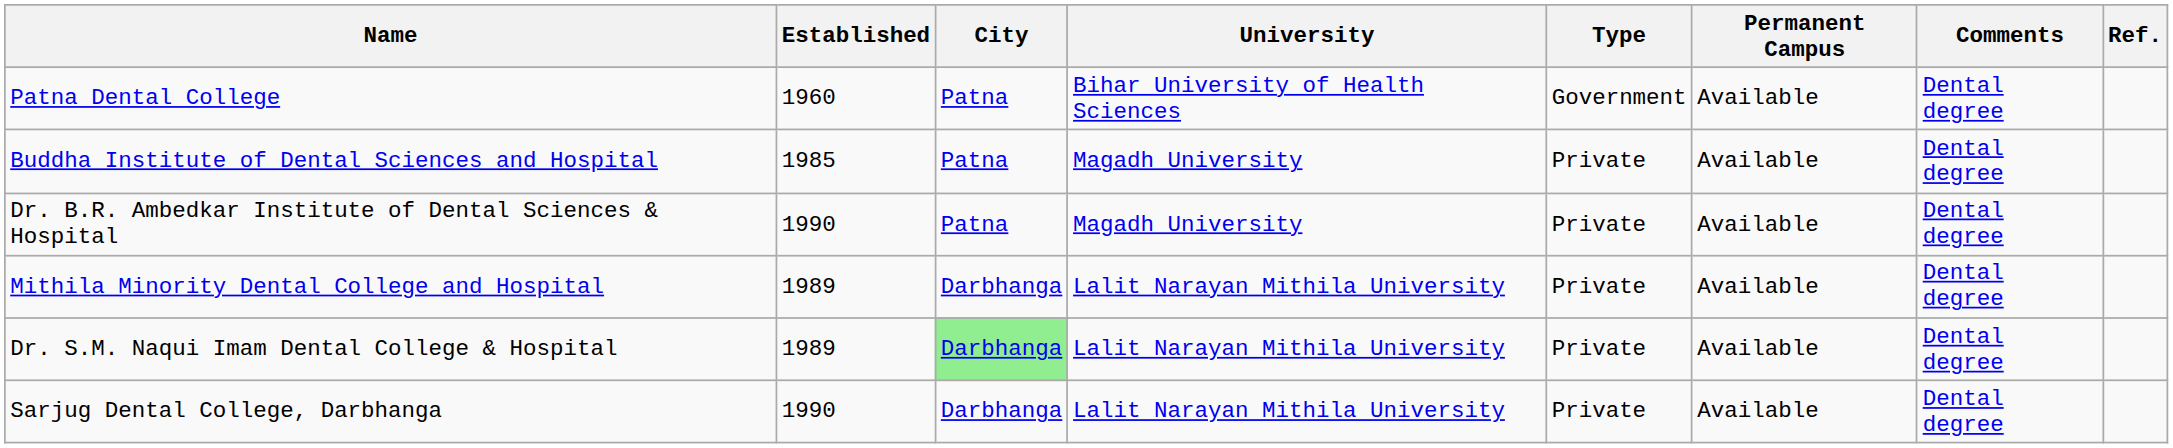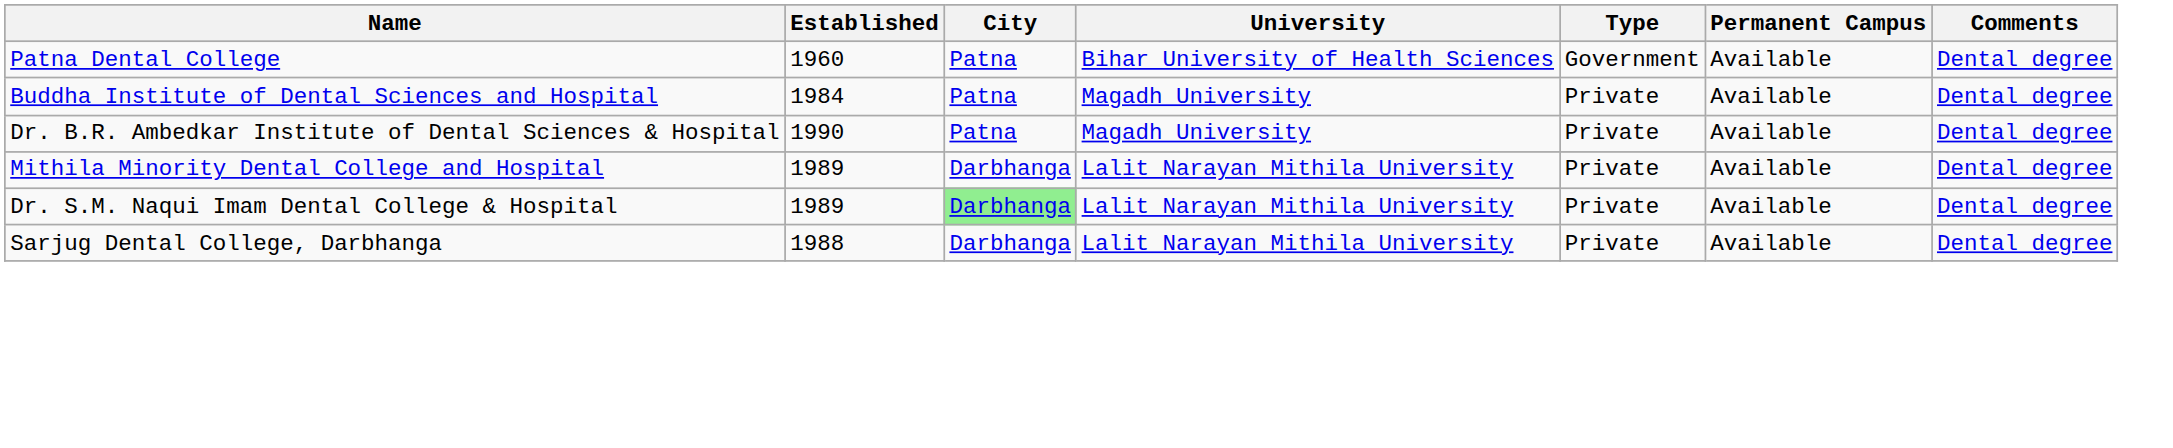- column: (2135, 36)
(809, 161) 1985 -> (817, 97) 1984
(809, 412) 1990 -> (817, 243) 1988
